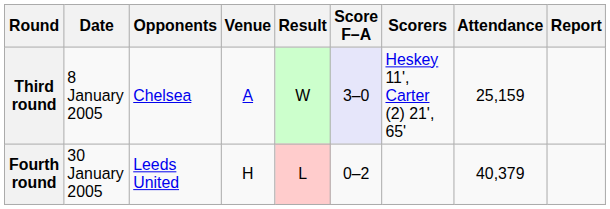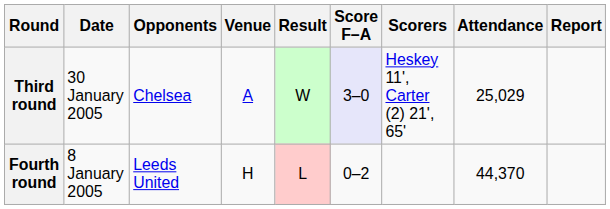(96, 95) 8 January 2005 -> (96, 95) 30 January 2005
(500, 95) 25,159 -> (500, 95) 25,029
(96, 174) 30 January 2005 -> (96, 174) 8 January 2005
(500, 174) 40,379 -> (500, 174) 44,370
